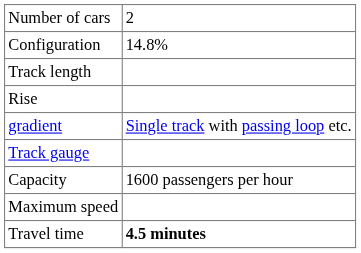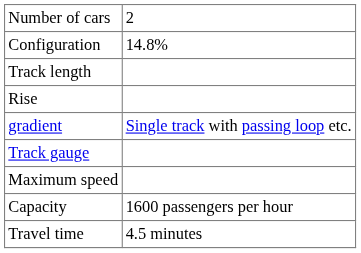rows swapped: (37, 180) <-> (63, 207)
(166, 234) bold -> (164, 234) normal
